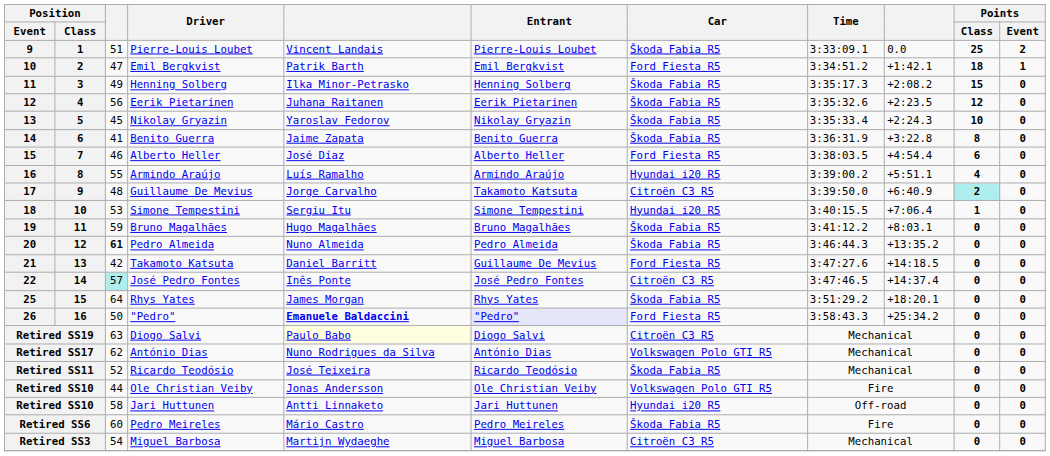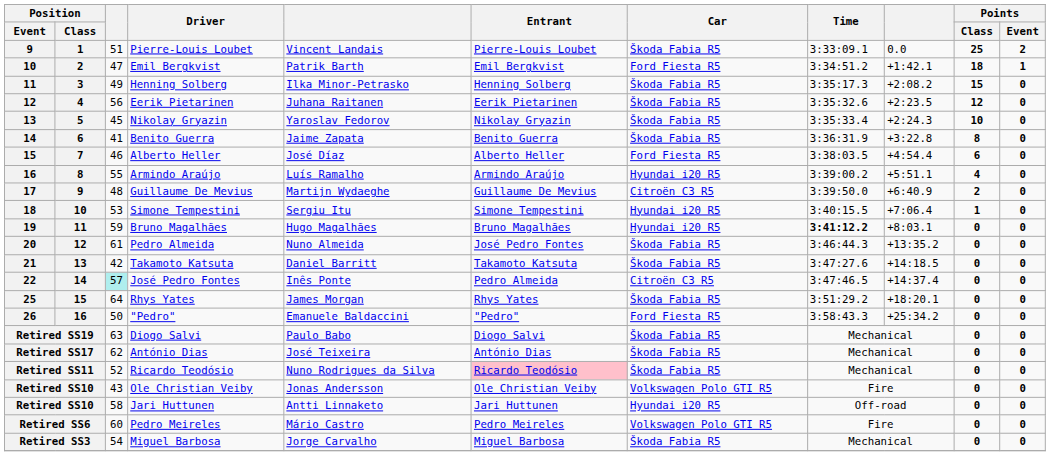(332, 192) Jorge Carvalho -> (338, 192) Martijn Wydaeghe
(526, 192) Takamoto Katsuta -> (535, 192) Guillaume De Mevius
(977, 192) paleturquoise background -> (977, 192) no background
(675, 228) Škoda Fabia R5 -> (675, 228) Hyundai i20 R5
(839, 228) normal -> (839, 228) bold
(117, 246) bold -> (117, 246) normal
(516, 246) Pedro Almeida -> (529, 246) José Pedro Fontes
(535, 263) Guillaume De Mevius -> (526, 263) Takamoto Katsuta
(675, 263) Ford Fiesta R5 -> (675, 263) Škoda Fabia R5
(529, 281) José Pedro Fontes -> (516, 281) Pedro Almeida
(348, 317) bold -> (348, 317) normal
(497, 317) lavender background -> (497, 317) no background
(319, 335) lightyellow background -> (319, 335) no background
(672, 335) Citroën C3 R5 -> (675, 335) Škoda Fabia R5
(361, 353) Nuno Rodrigues da Silva -> (328, 353) José Teixeira
(701, 353) Volkswagen Polo GTI R5 -> (675, 353) Škoda Fabia R5
(328, 371) José Teixeira -> (361, 371) Nuno Rodrigues da Silva
(526, 371) no background -> (526, 371) pink background
(117, 388) 44 -> (117, 388) 43
(675, 424) Škoda Fabia R5 -> (701, 424) Volkswagen Polo GTI R5
(338, 442) Martijn Wydaeghe -> (332, 442) Jorge Carvalho
(672, 442) Citroën C3 R5 -> (675, 442) Škoda Fabia R5
